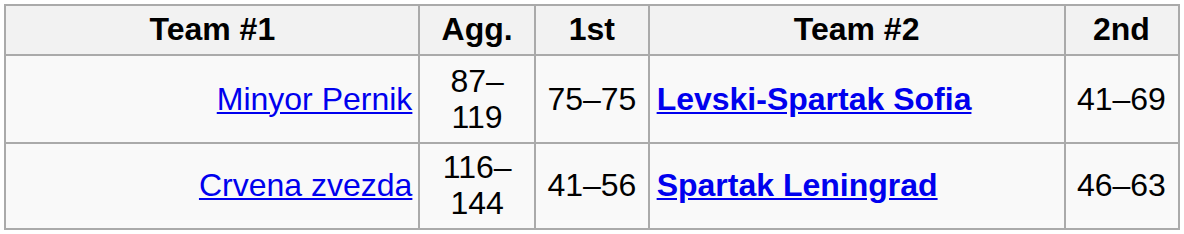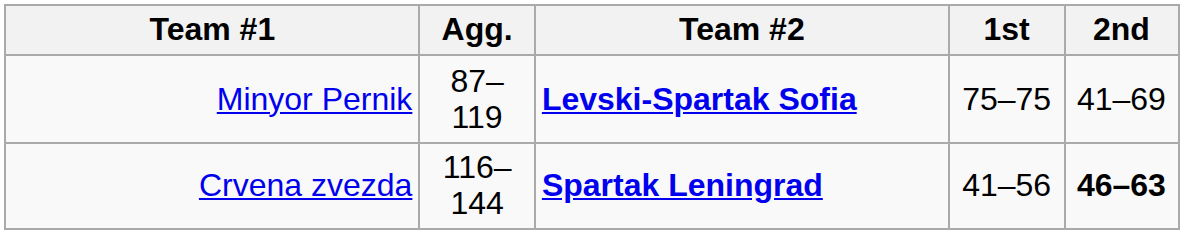columns swapped: (857, 29) <-> (592, 29)
(1121, 185) normal -> (1121, 185) bold
